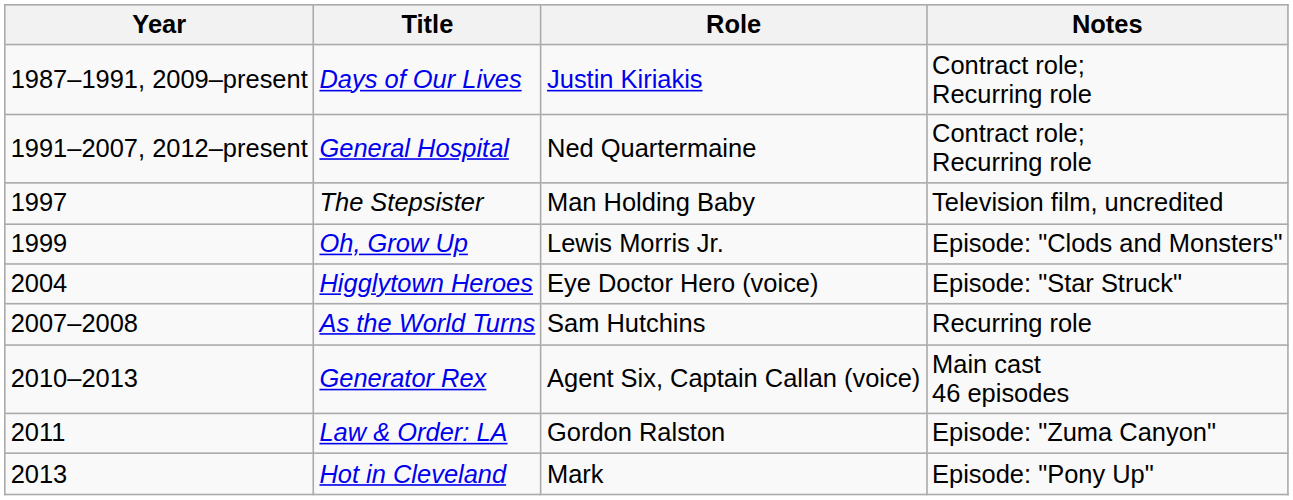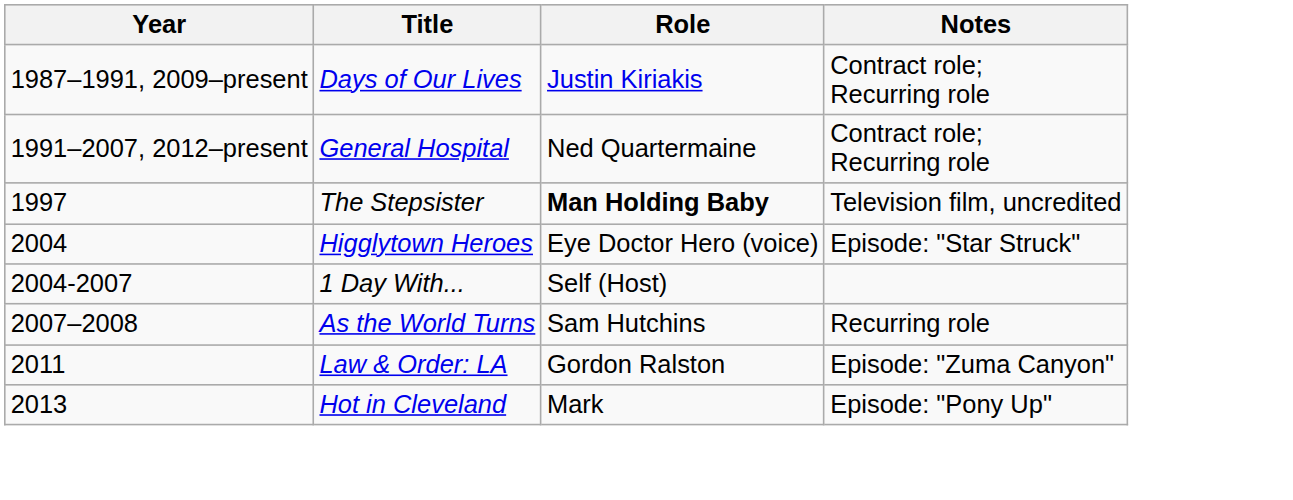(651, 202) normal -> (658, 202) bold
- row: (394, 243)
+ row: (392, 283)
- row: (403, 378)
